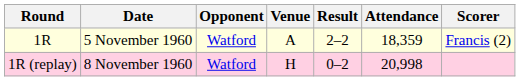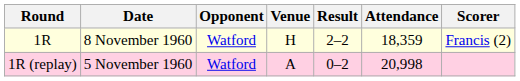(138, 40) 5 November 1960 -> (138, 40) 8 November 1960
(290, 40) A -> (290, 40) H
(138, 64) 8 November 1960 -> (138, 64) 5 November 1960
(290, 64) H -> (290, 64) A
